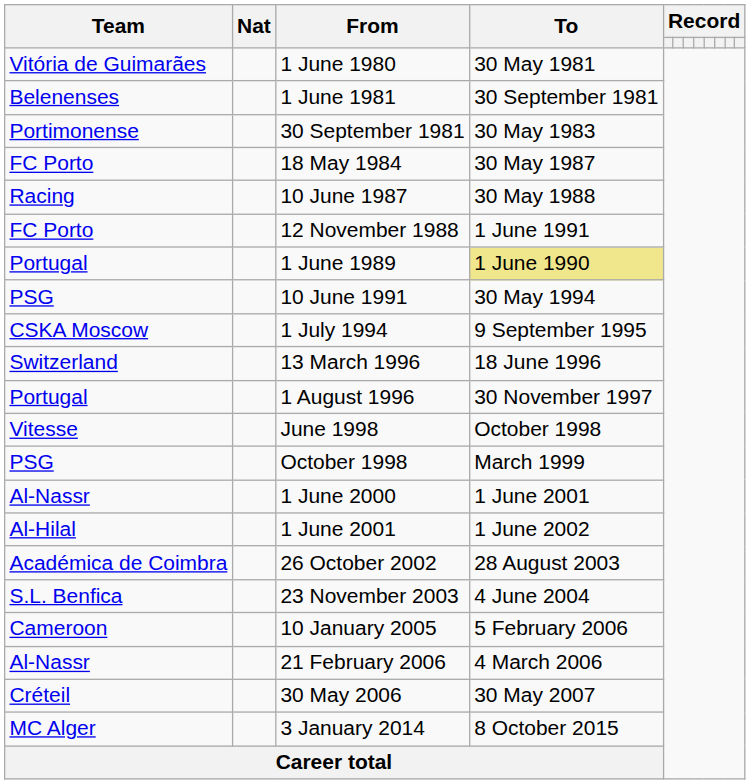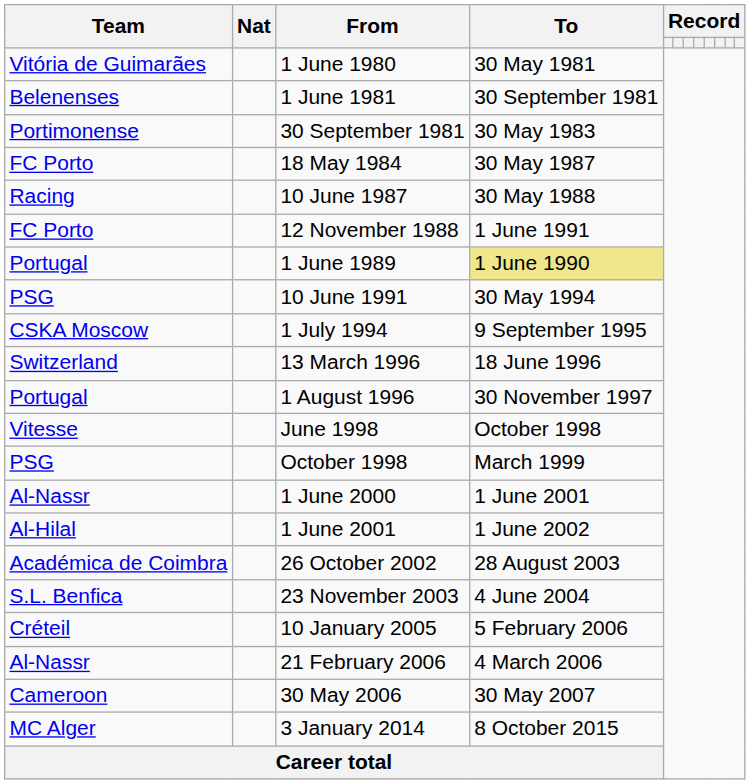(58, 629) Cameroon -> (40, 629) Créteil
(40, 695) Créteil -> (58, 695) Cameroon
